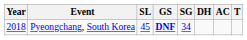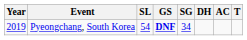(16, 27) 2018 -> (16, 27) 2019
(145, 27) 45 -> (145, 27) 54
